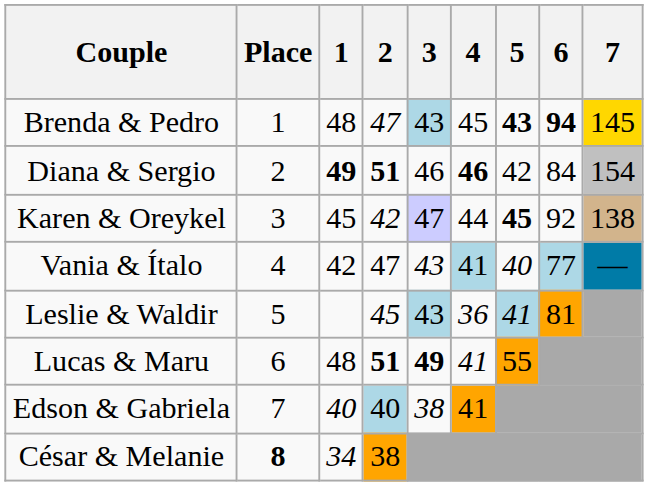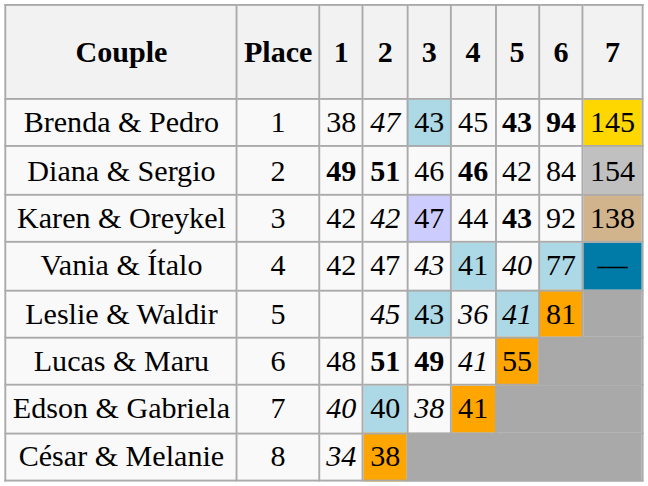(341, 122) 48 -> (341, 122) 38
(341, 217) 45 -> (341, 217) 42
(517, 217) 45 -> (517, 217) 43
(278, 456) bold -> (278, 456) normal
